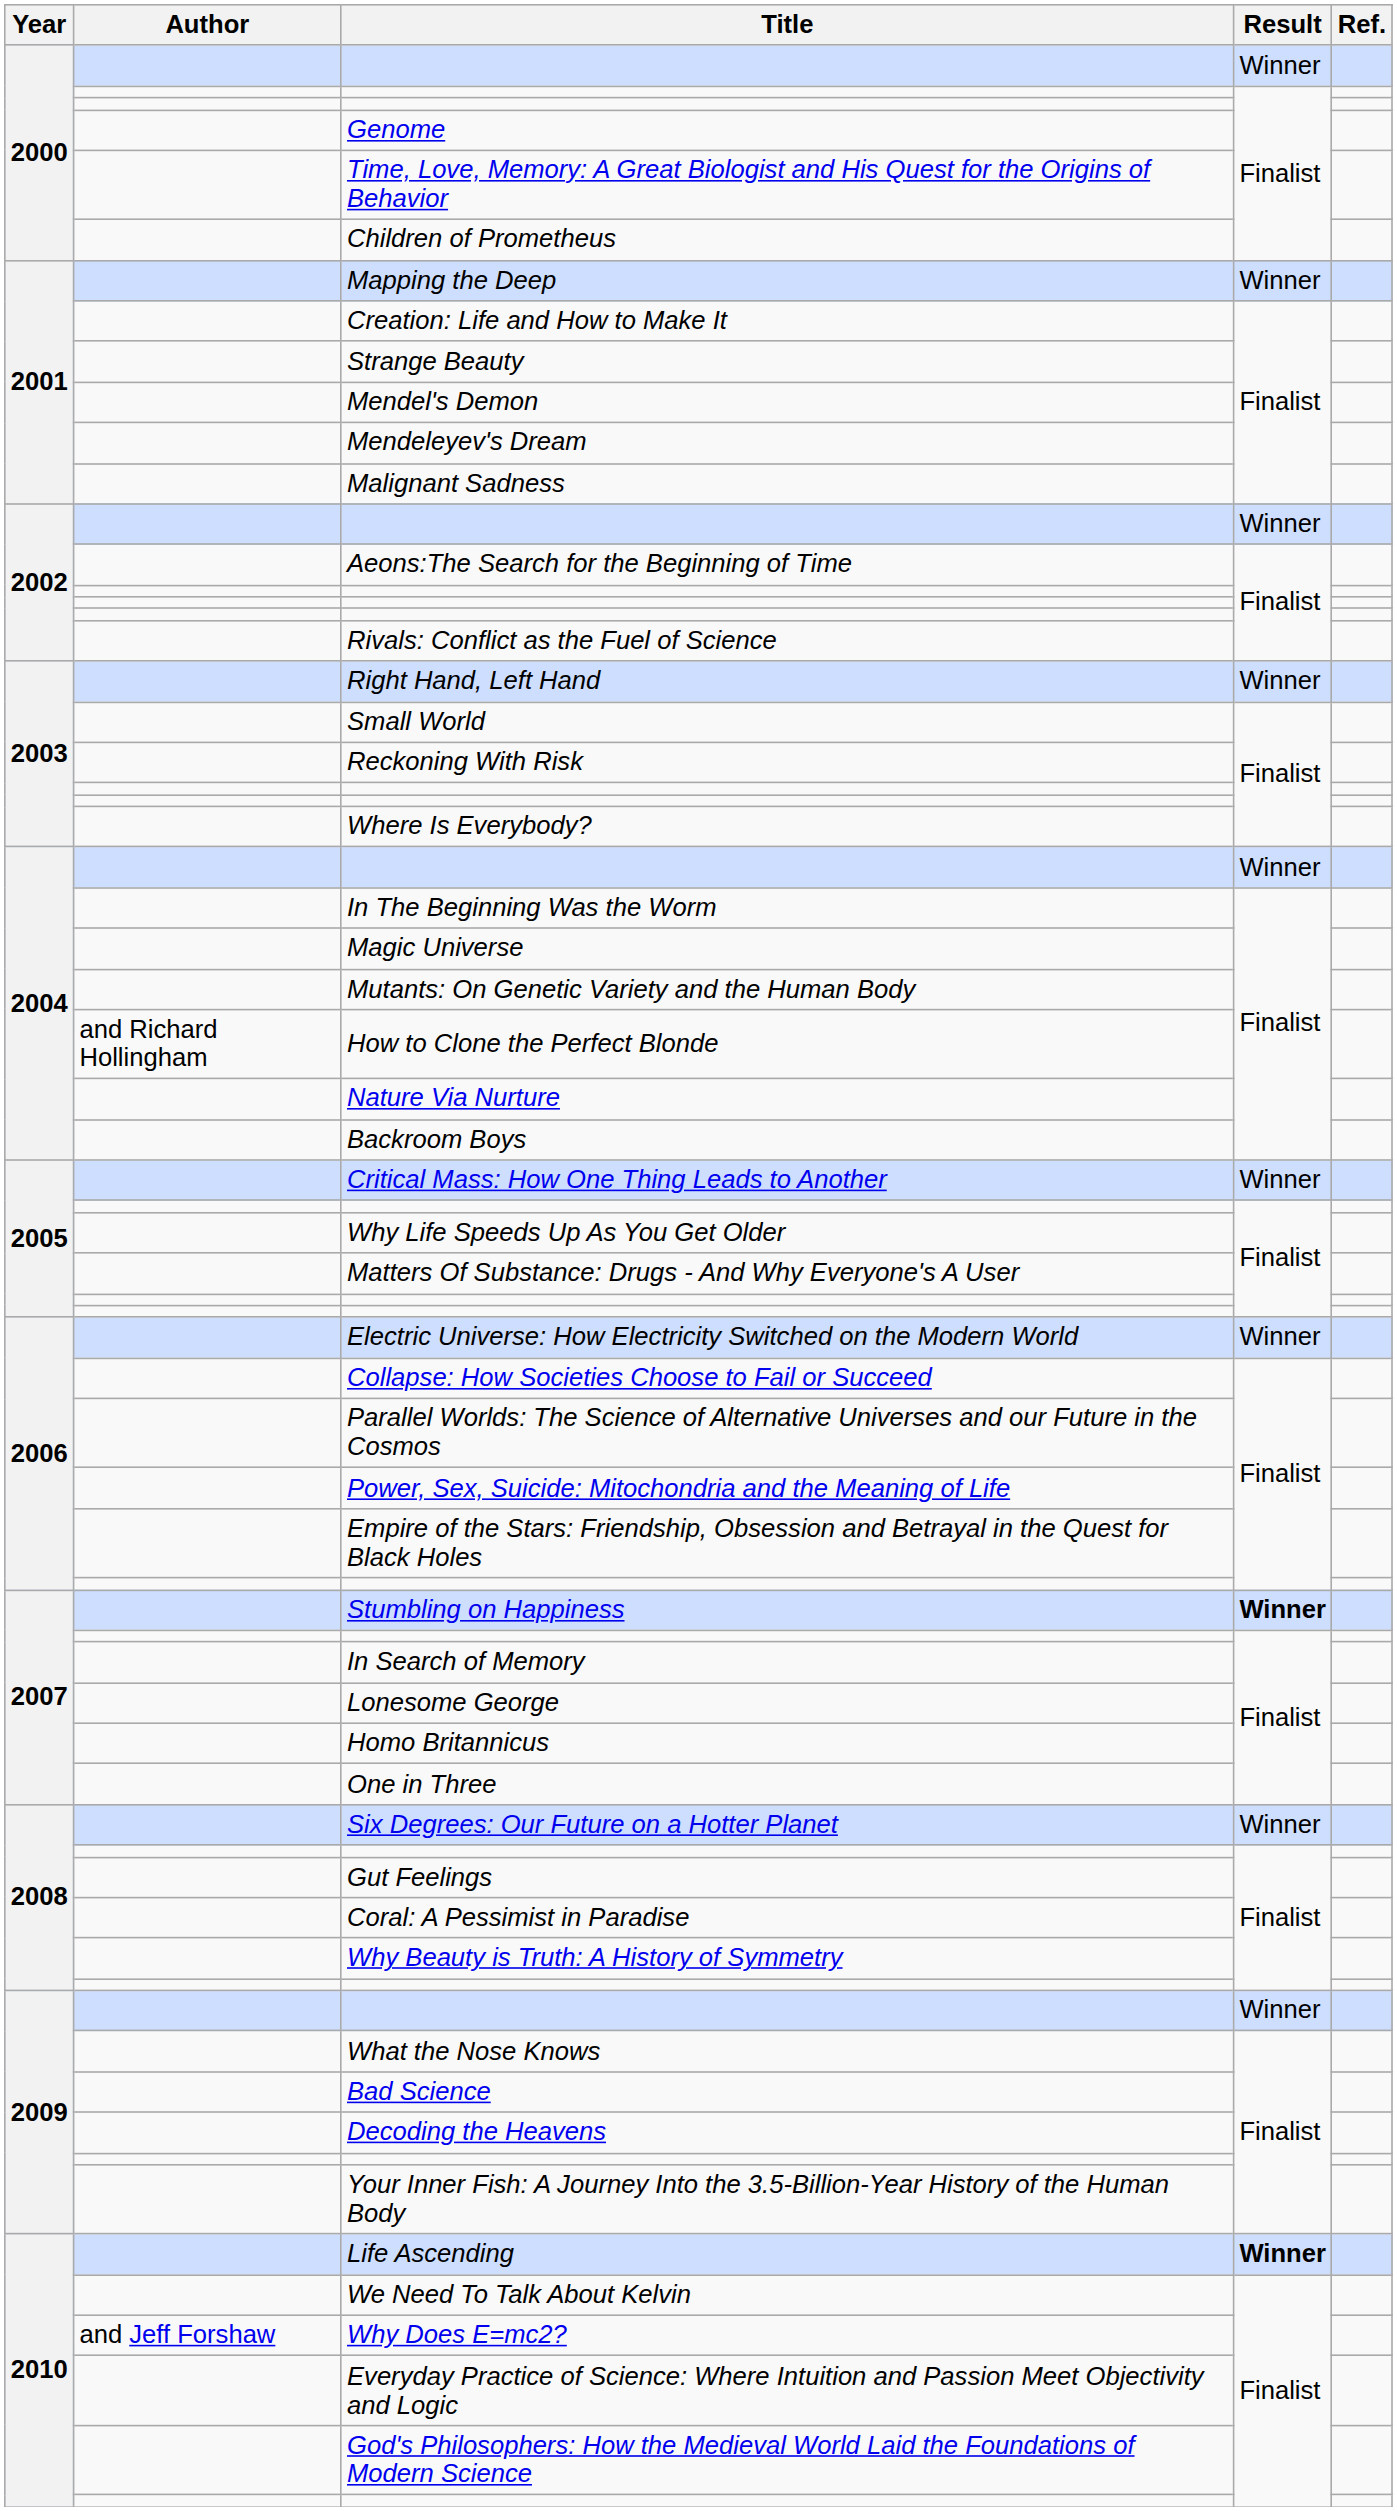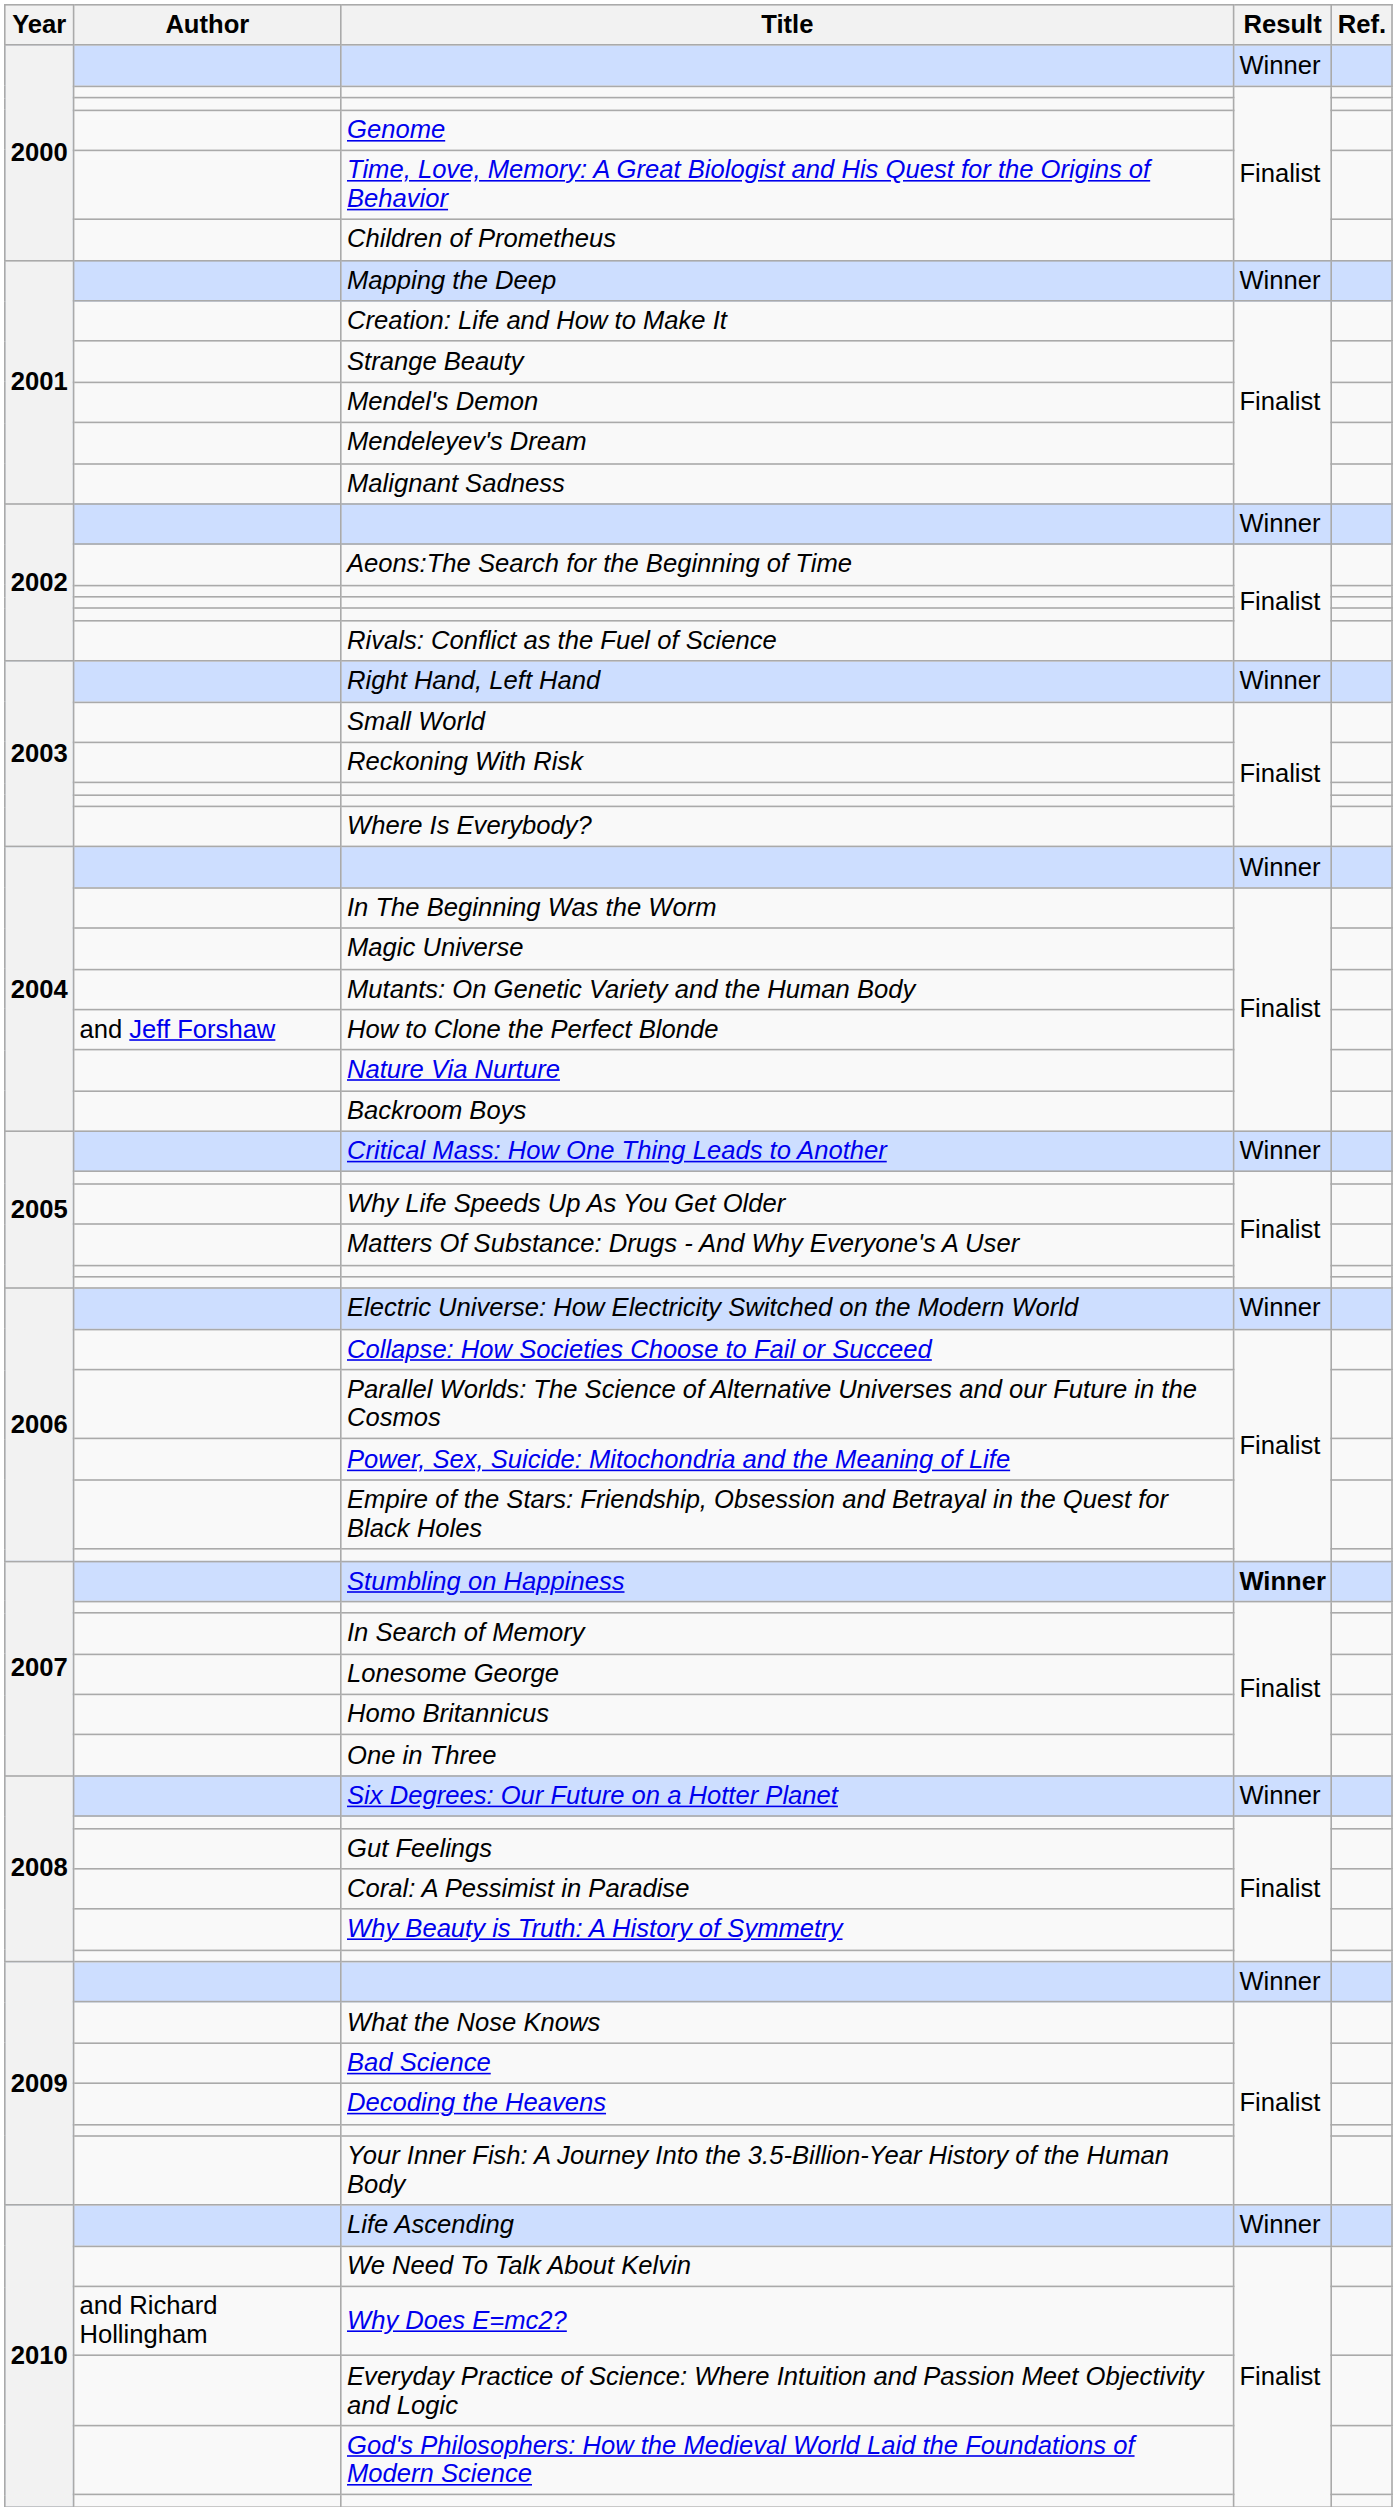(148, 1043) and Richard Hollingham -> (177, 1029) and Jeff Forshaw
(1283, 2254) bold -> (1280, 2225) normal
(177, 2335) and Jeff Forshaw -> (148, 2320) and Richard Hollingham
